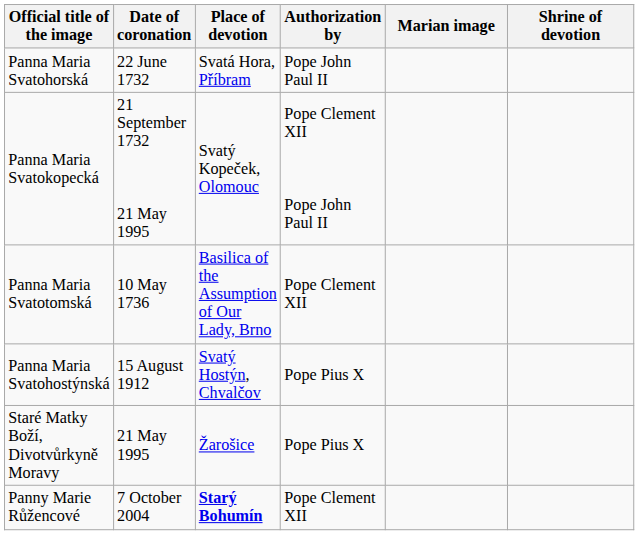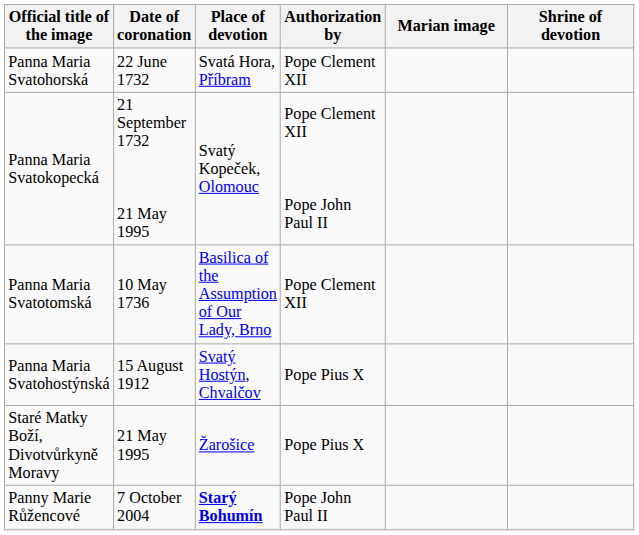(318, 70) Pope John Paul II -> (330, 70) Pope Clement XII
(330, 507) Pope Clement XII -> (318, 507) Pope John Paul II
